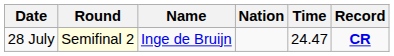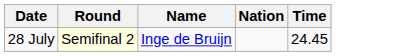- column: (360, 16)
(310, 39) 24.47 -> (310, 39) 24.45
